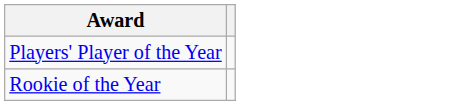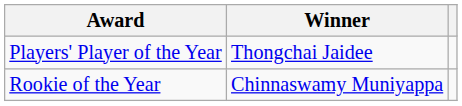+ column: (337, 20)
